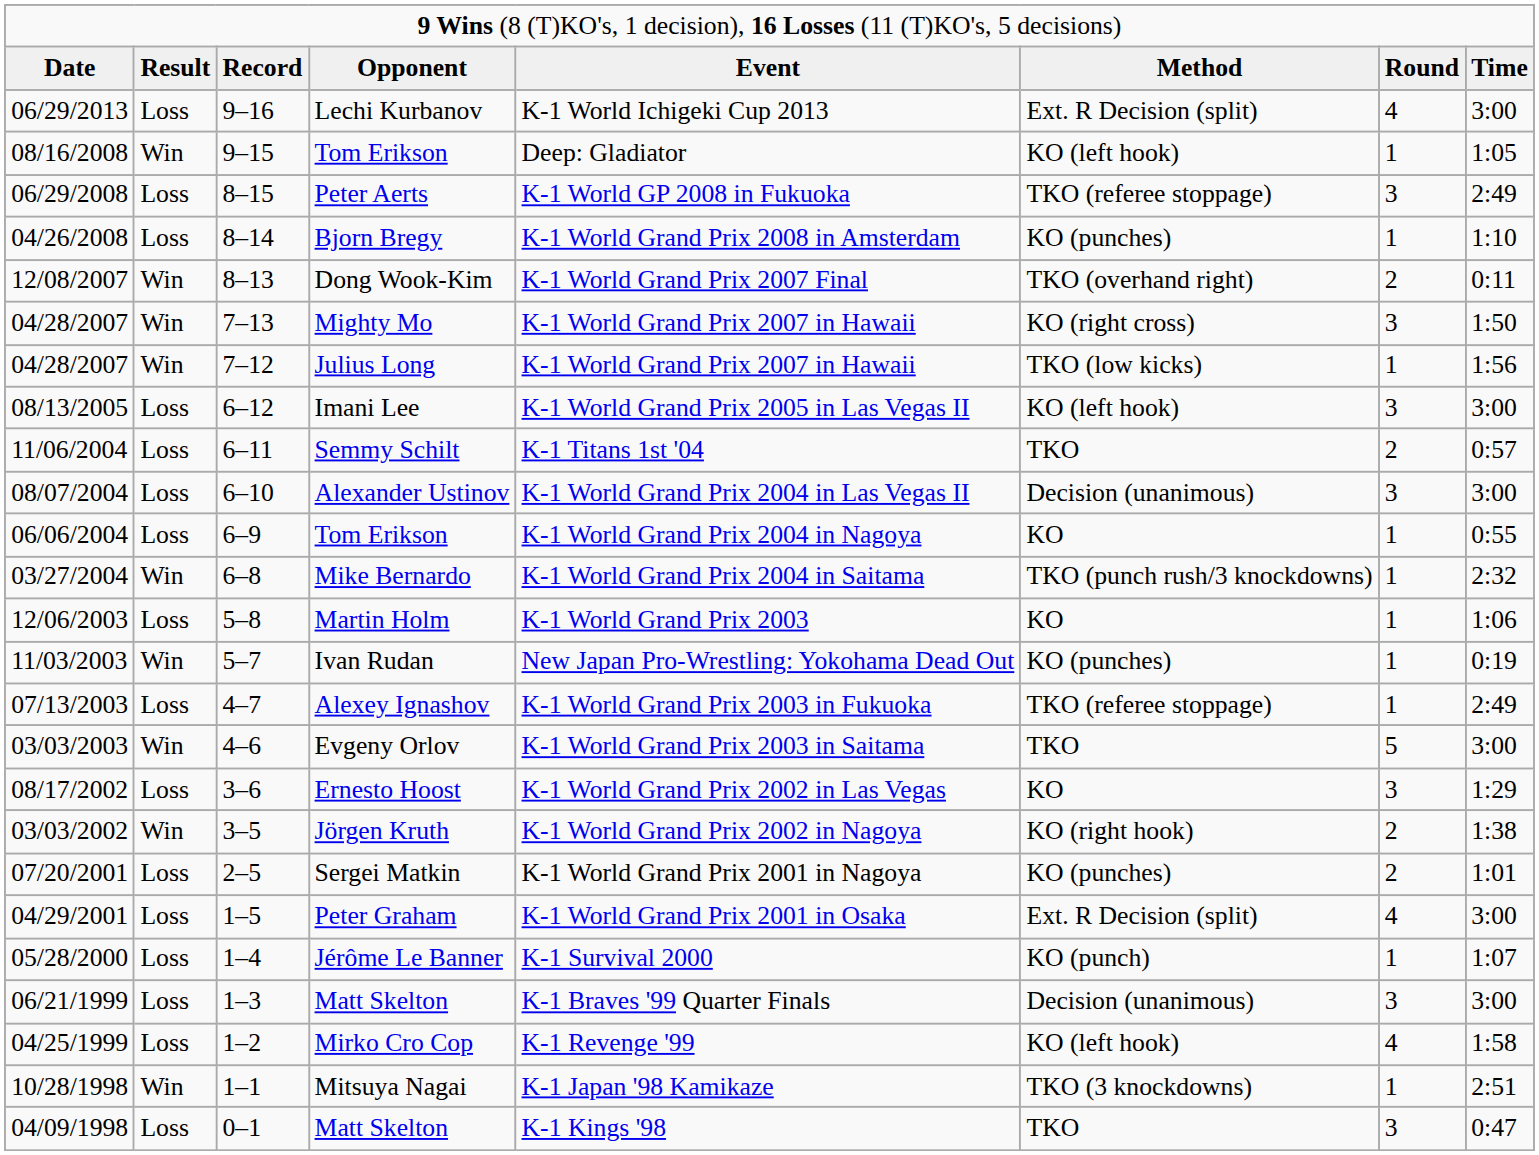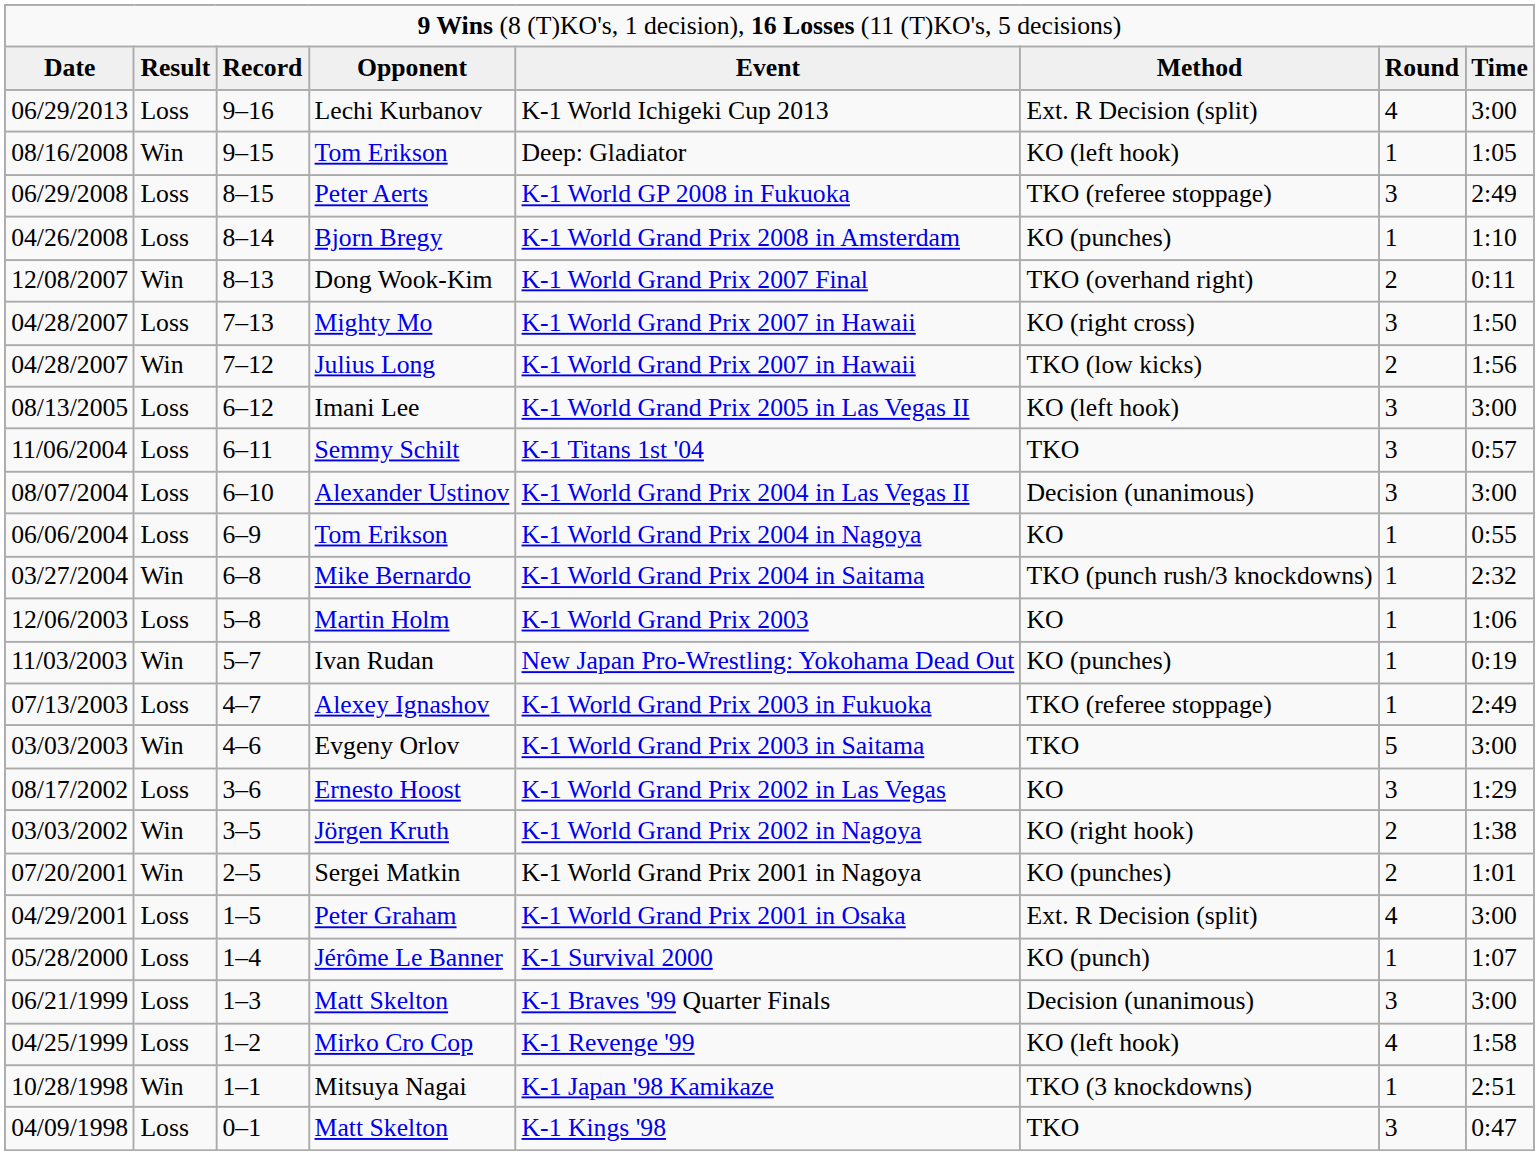(162, 322) Win -> (165, 322) Loss
(1391, 364) 1 -> (1391, 364) 2
(1391, 449) 2 -> (1391, 449) 3
(165, 873) Loss -> (162, 873) Win
